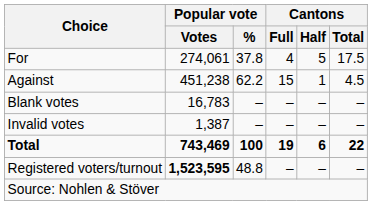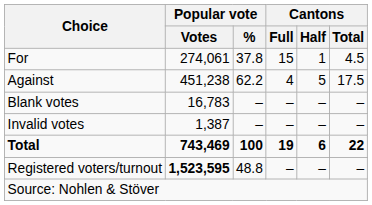(290, 59) 4 -> (286, 59) 15
(322, 59) 5 -> (322, 59) 1
(351, 59) 17.5 -> (355, 59) 4.5
(286, 80) 15 -> (290, 80) 4
(322, 80) 1 -> (322, 80) 5
(355, 80) 4.5 -> (351, 80) 17.5
